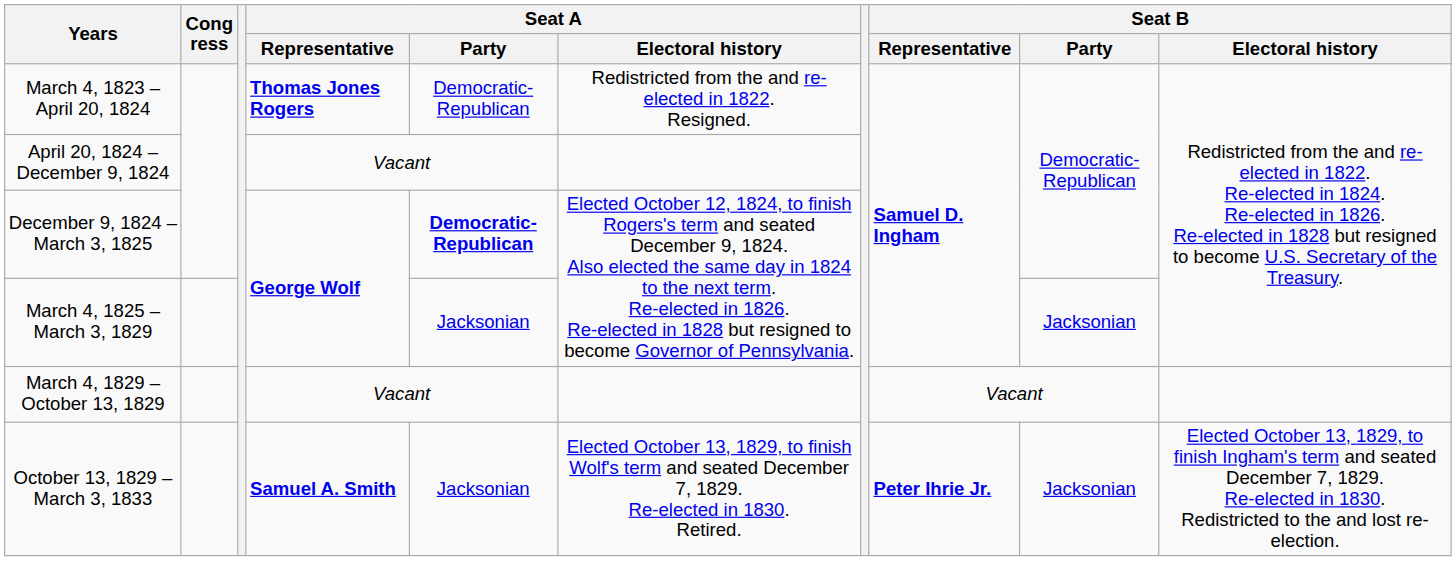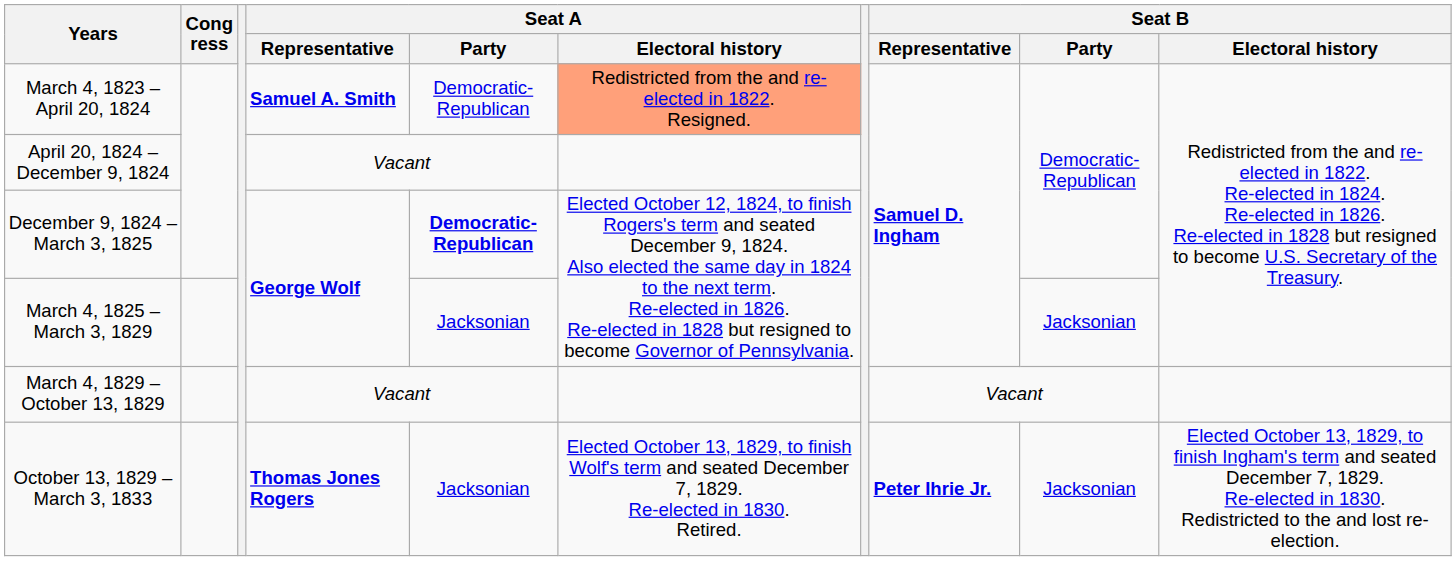(315, 98) Thomas Jones Rogers -> (323, 98) Samuel A. Smith
(709, 98) no background -> (709, 98) lightsalmon background
(323, 488) Samuel A. Smith -> (315, 488) Thomas Jones Rogers
